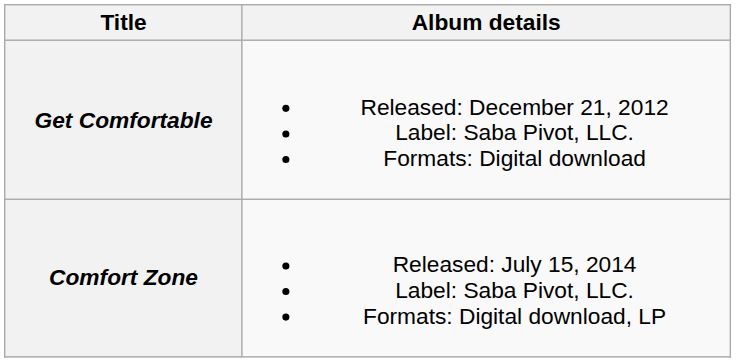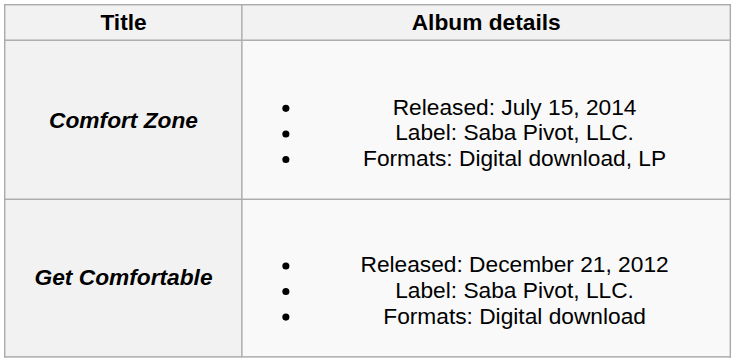rows swapped: (124, 119) <-> (124, 277)
